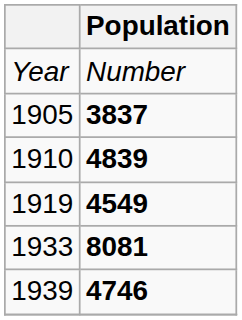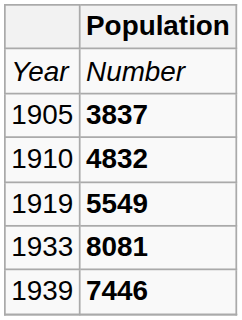(117, 159) 4839 -> (117, 159) 4832
(117, 203) 4549 -> (117, 203) 5549
(117, 291) 4746 -> (117, 291) 7446
